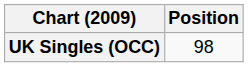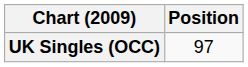(204, 47) 98 -> (204, 47) 97
